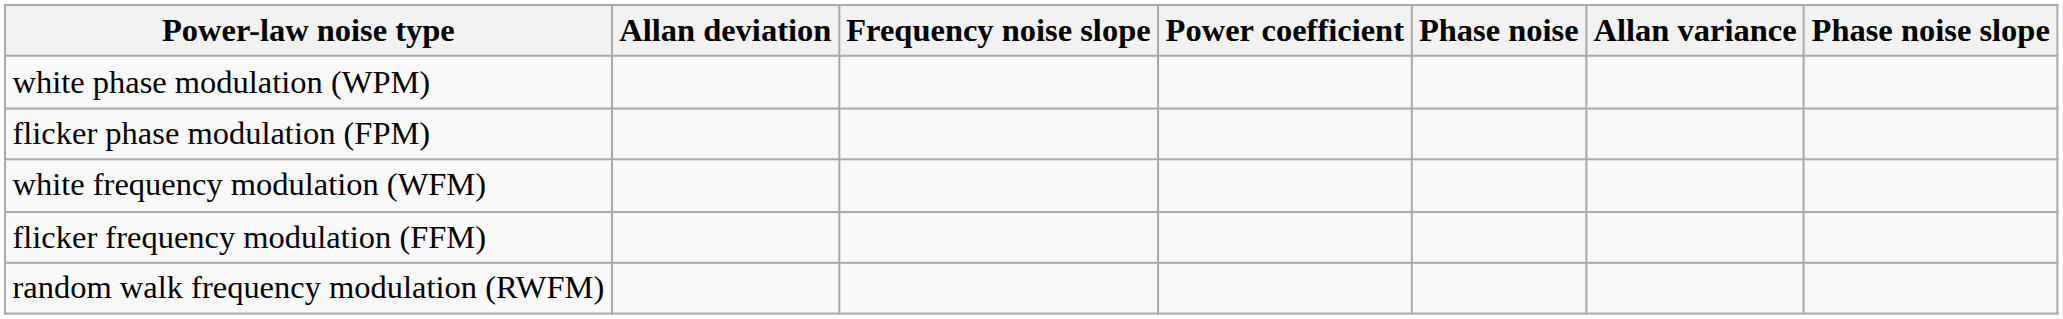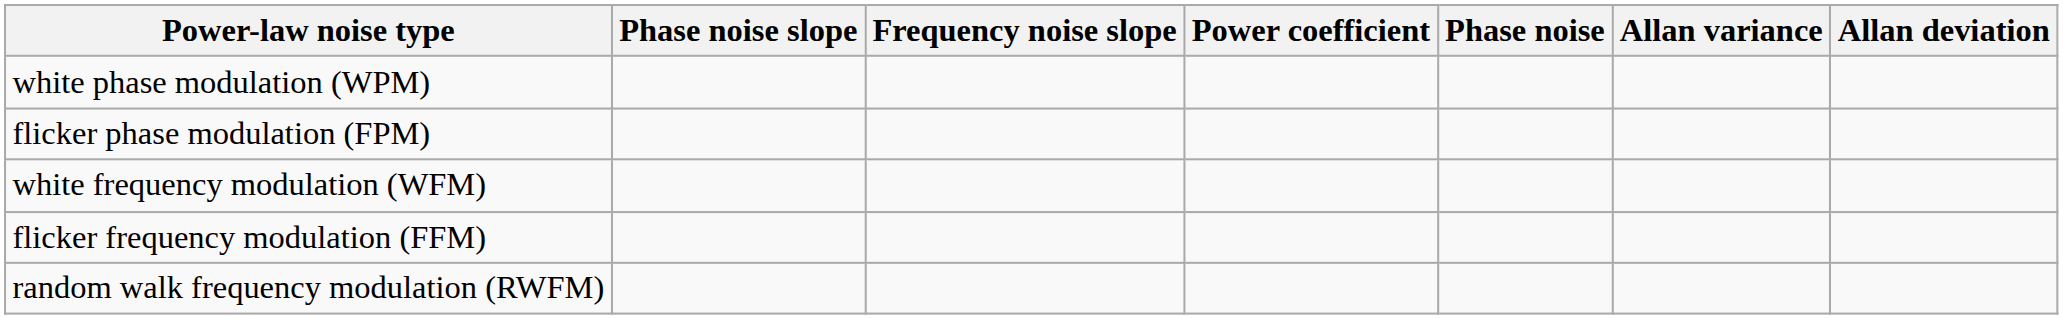columns swapped: (1931, 30) <-> (725, 30)
